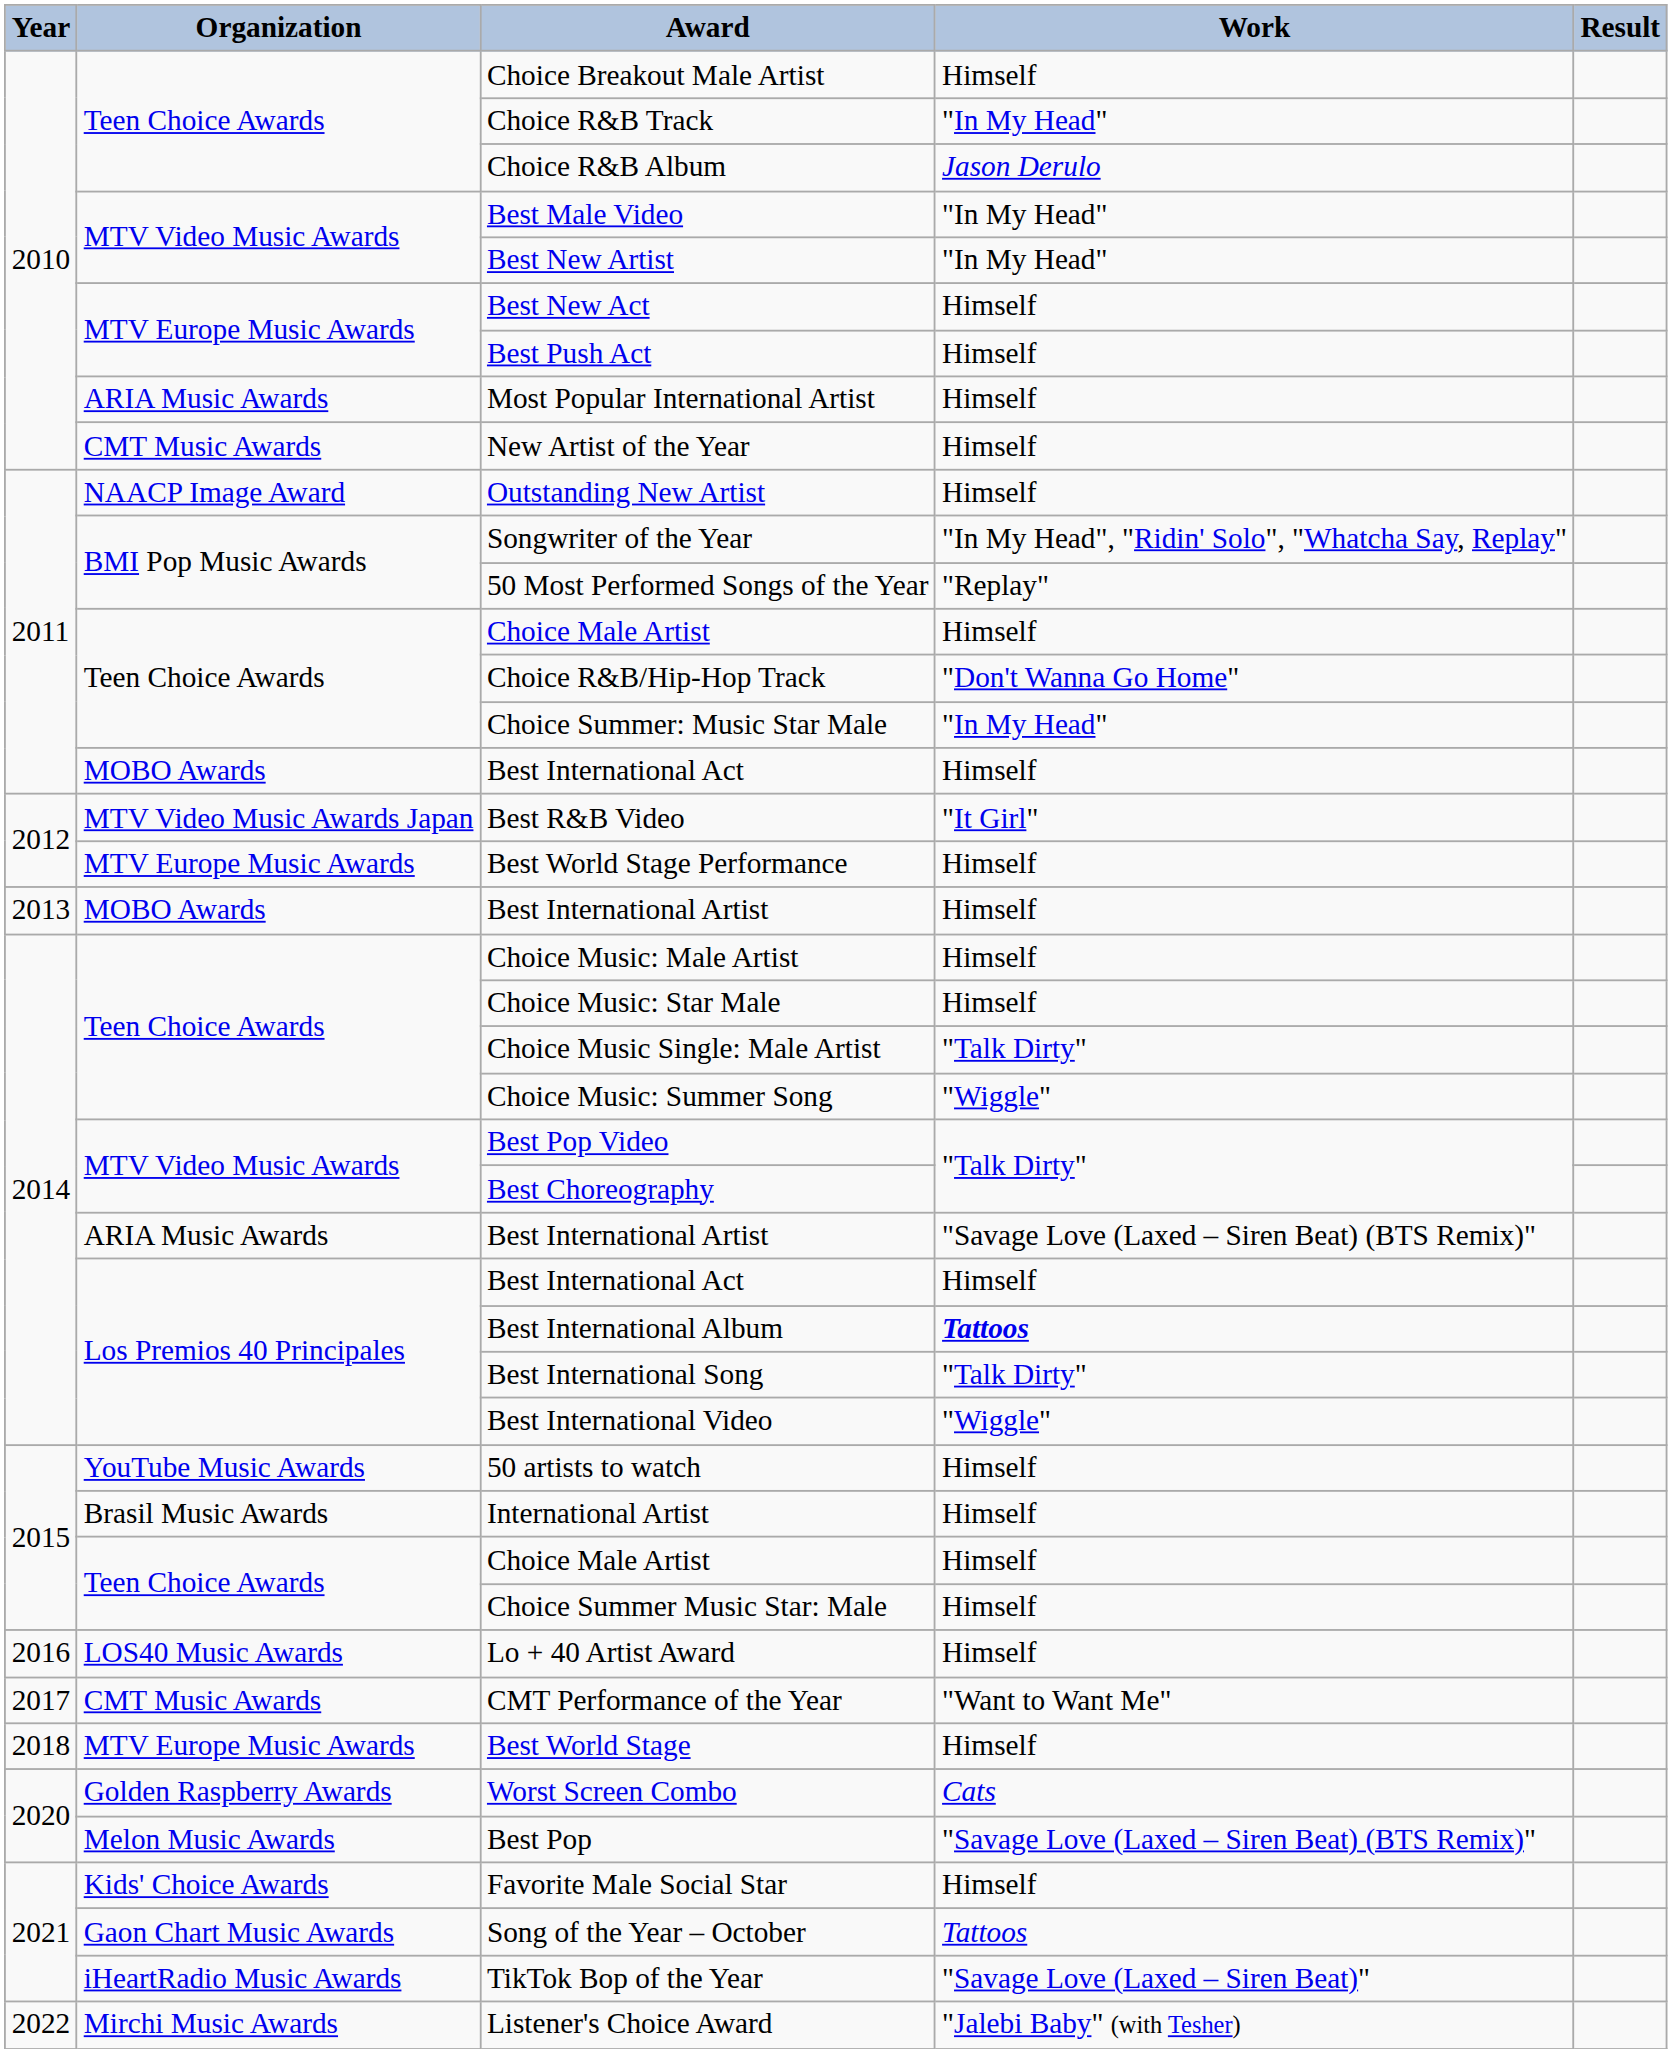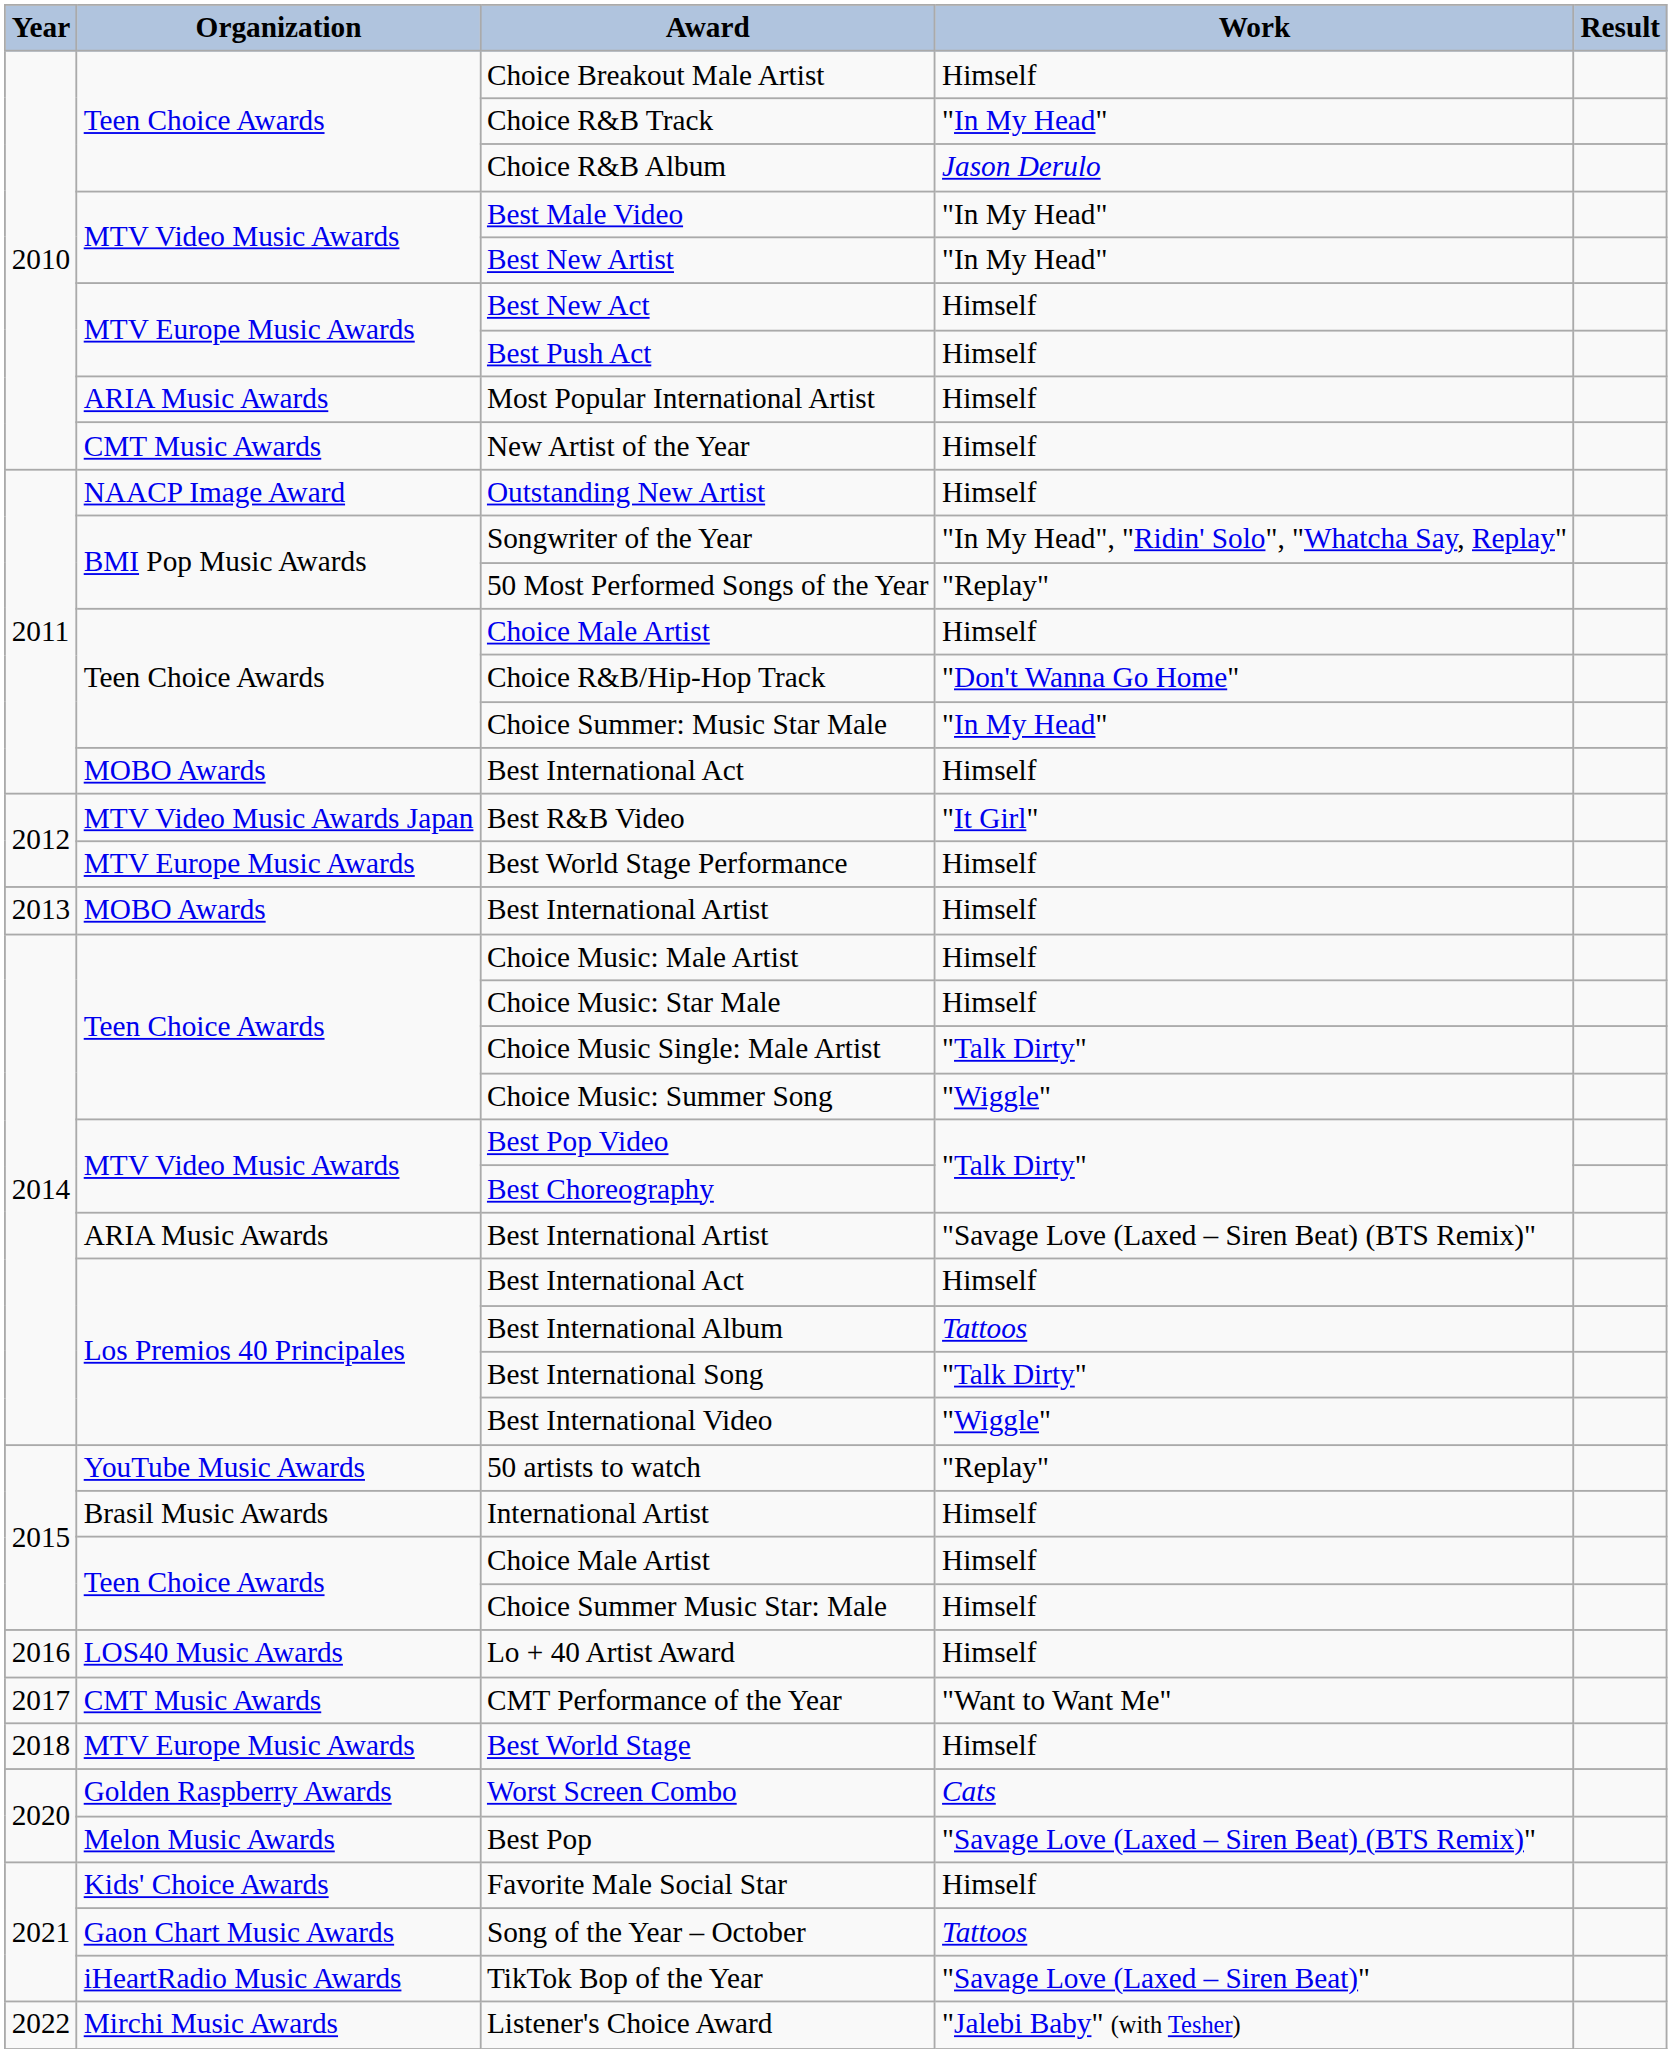(985, 1327) bold -> (985, 1327) normal
(989, 1467) Himself -> (996, 1467) "Replay"
